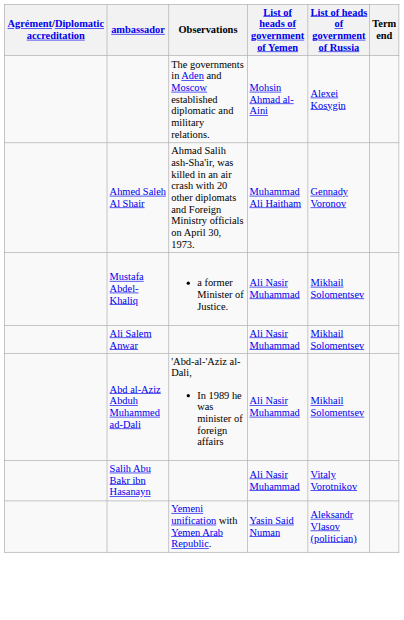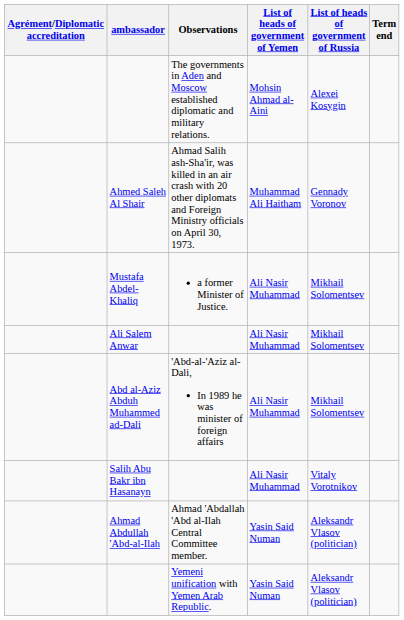+ row: (135, 532)
